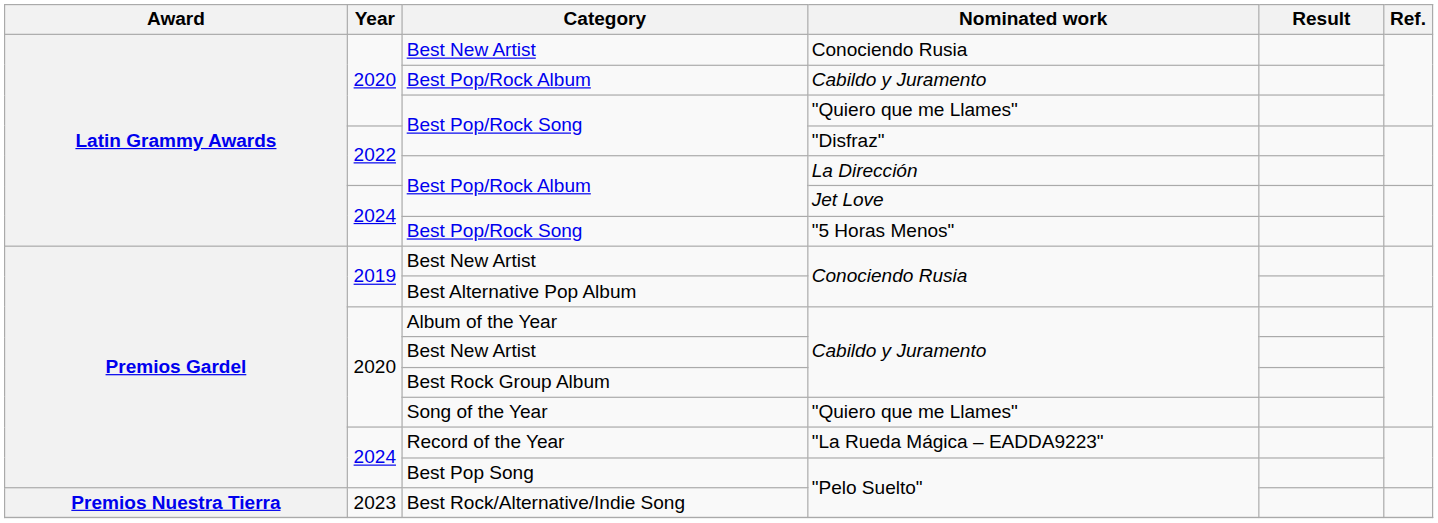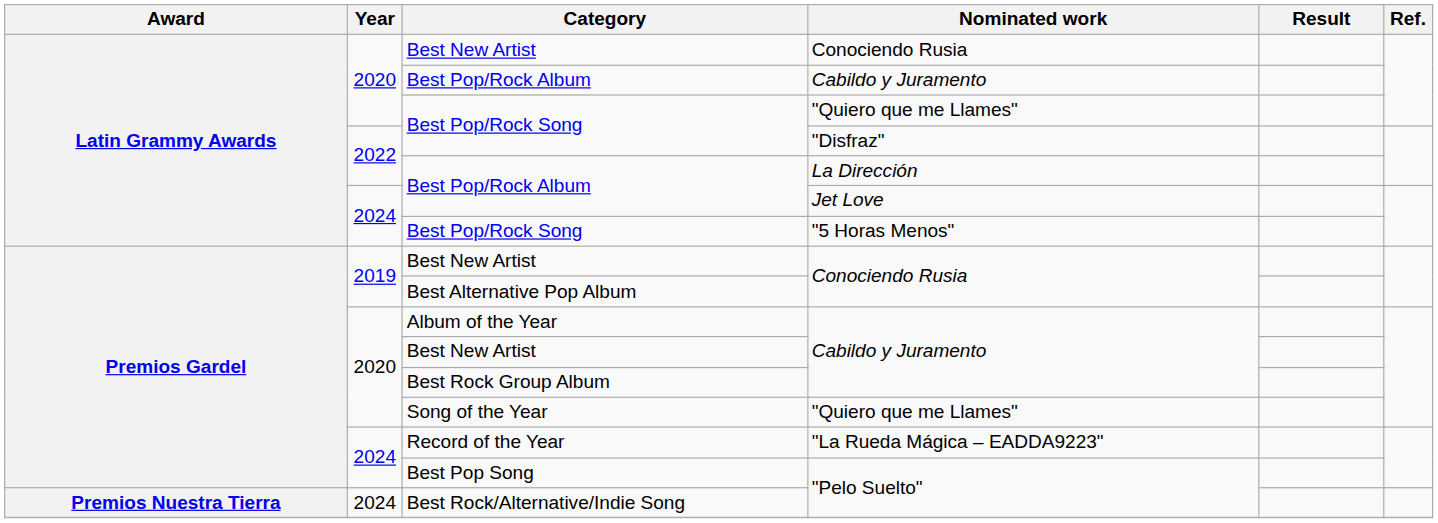(375, 502) 2023 -> (375, 502) 2024
